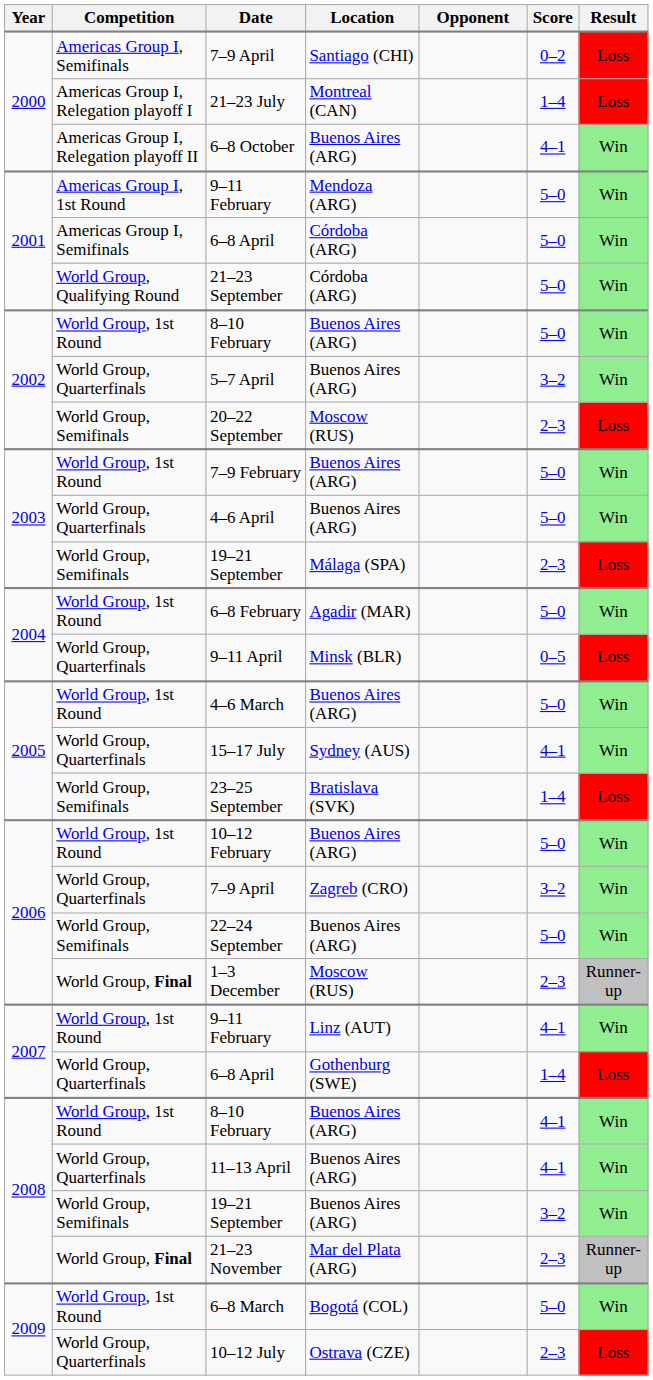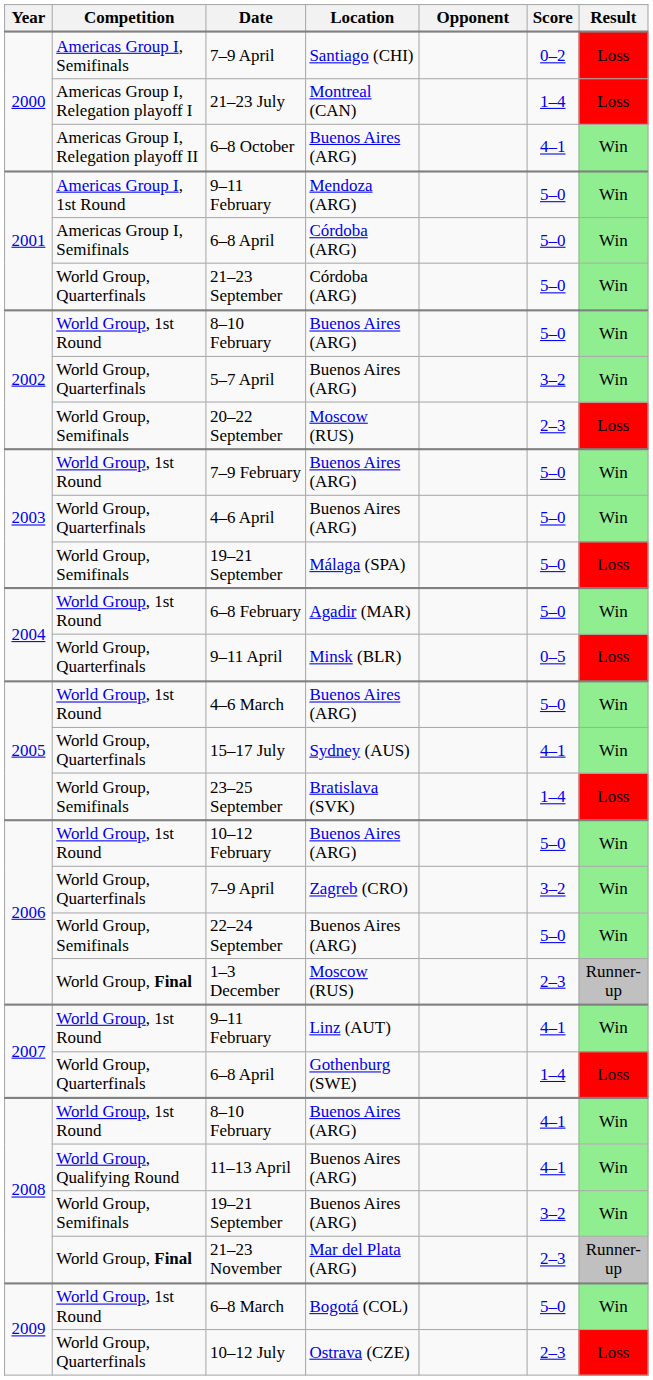(118, 286) World Group, Qualifying Round -> (103, 286) World Group, Quarterfinals
(553, 564) 2–3 -> (553, 564) 5–0
(103, 1167) World Group, Quarterfinals -> (118, 1167) World Group, Qualifying Round
